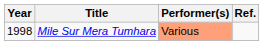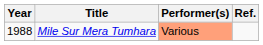(20, 31) 1998 -> (20, 31) 1988
